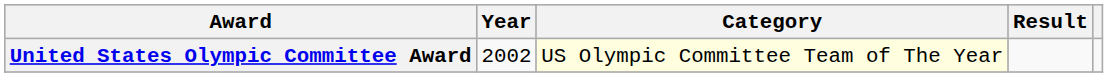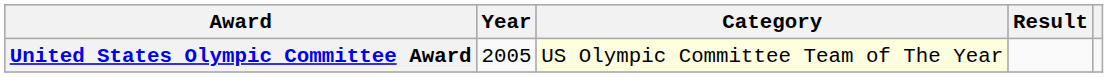(506, 56) 2002 -> (506, 56) 2005
